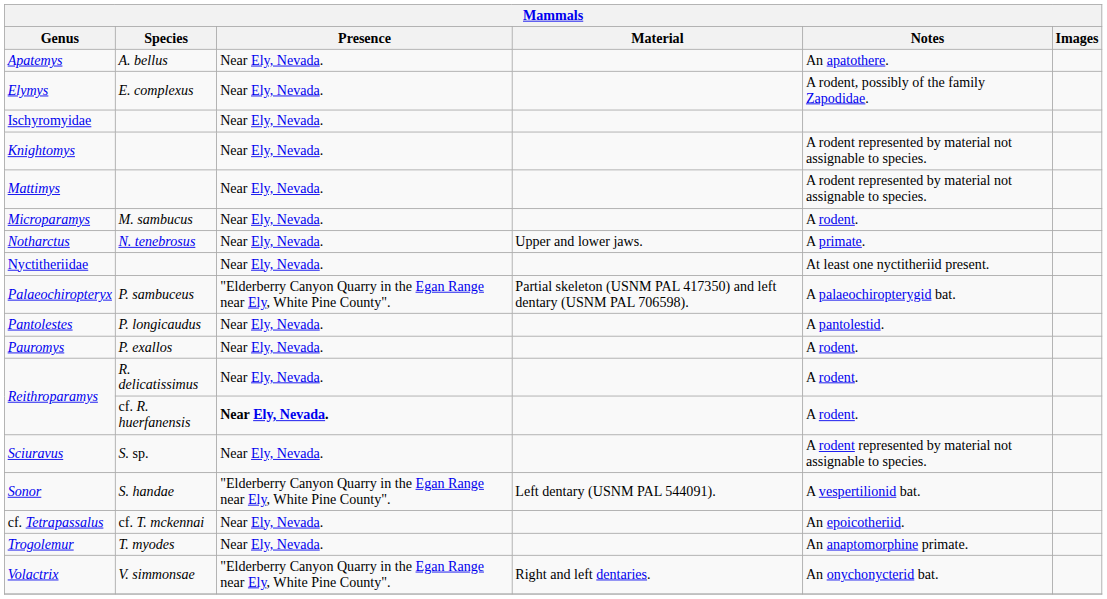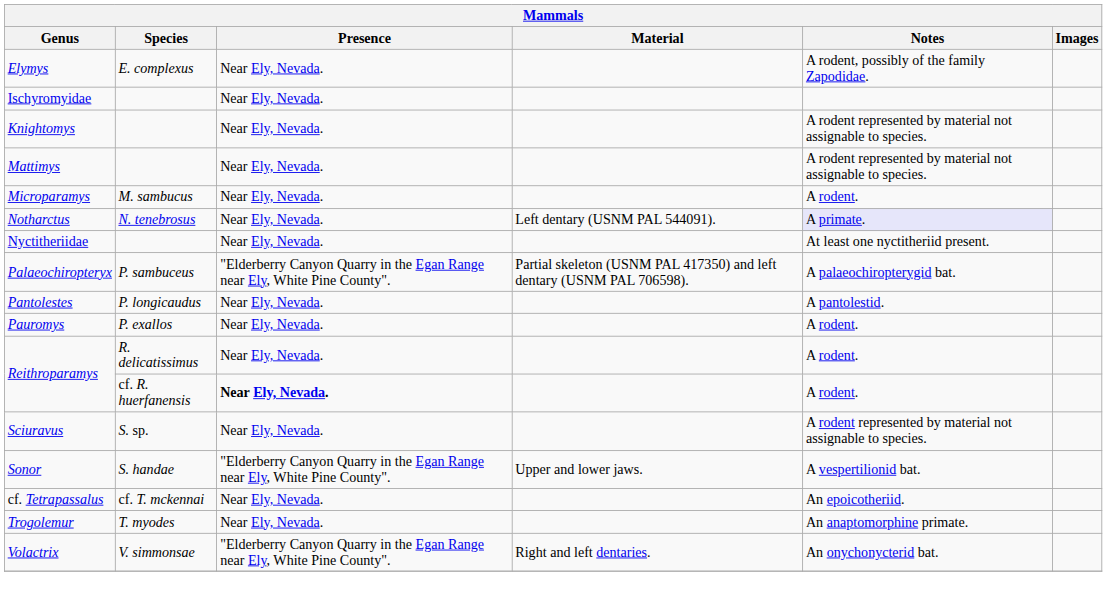- row: (35, 60)
(579, 241) Upper and lower jaws. -> (616, 219) Left dentary (USNM PAL 544091).
(836, 241) no background -> (836, 219) lavender background
(616, 491) Left dentary (USNM PAL 544091). -> (579, 469) Upper and lower jaws.
